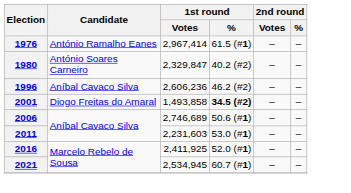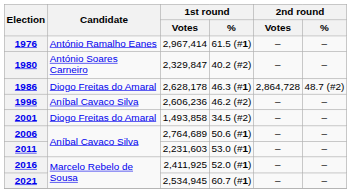+ row: (26, 86)
(231, 102) bold -> (231, 117) normal
(185, 117) 2,746,689 -> (185, 133) 2,764,689
